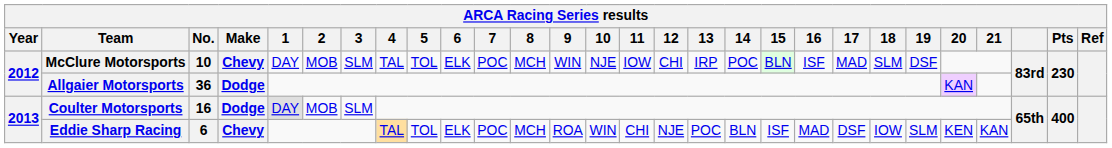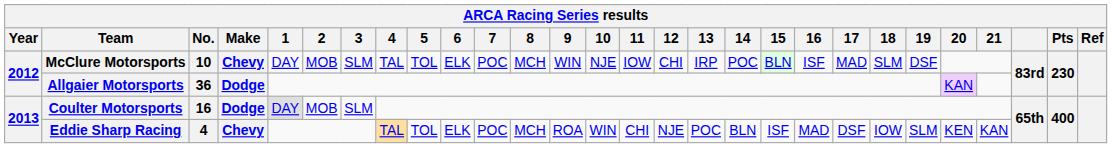(204, 131) 6 -> (204, 131) 4
